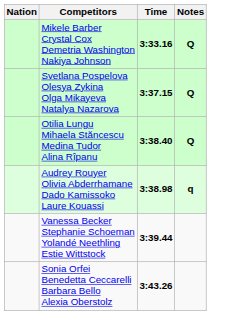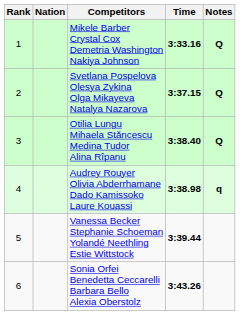+ column: (18, 12)
